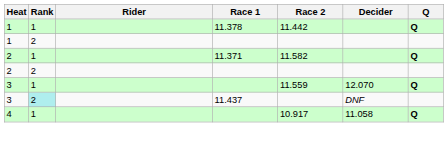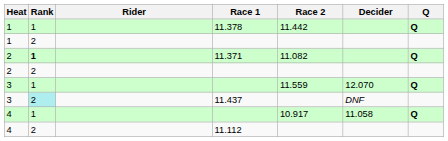(33, 56) normal -> (33, 56) bold
(294, 56) 11.582 -> (294, 56) 11.082
+ row: (9, 129)
